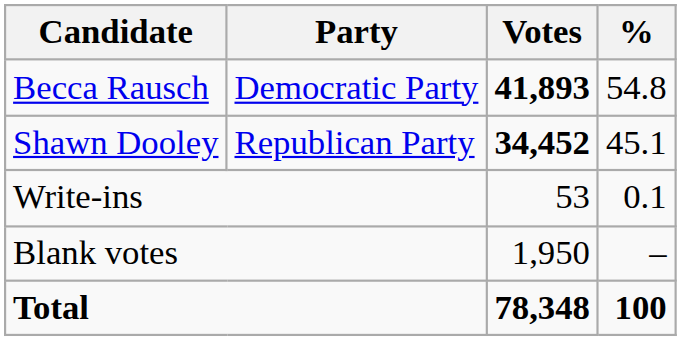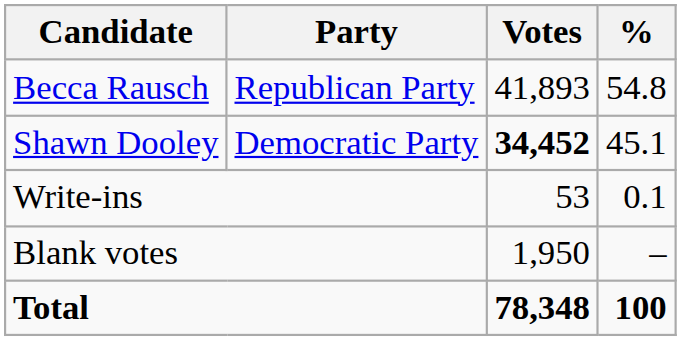(356, 87) Democratic Party -> (355, 87) Republican Party
(542, 87) bold -> (542, 87) normal
(355, 142) Republican Party -> (356, 142) Democratic Party
